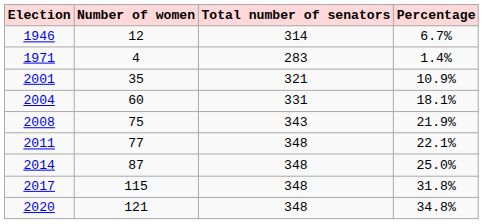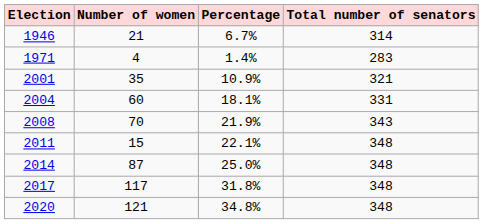columns swapped: (296, 15) <-> (436, 15)
(136, 37) 12 -> (136, 37) 21
(136, 122) 75 -> (136, 122) 70
(136, 144) 77 -> (136, 144) 15
(136, 186) 115 -> (136, 186) 117
